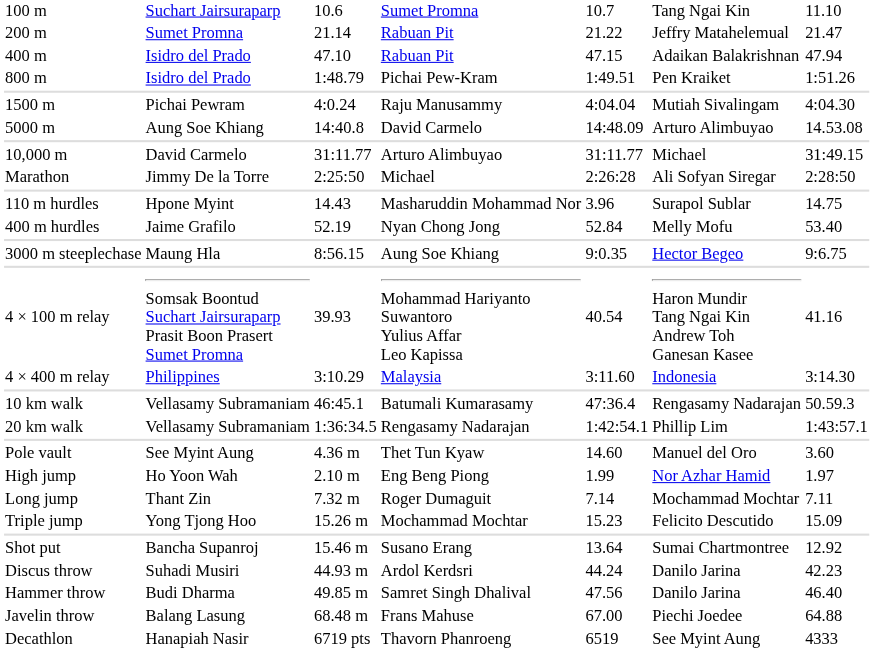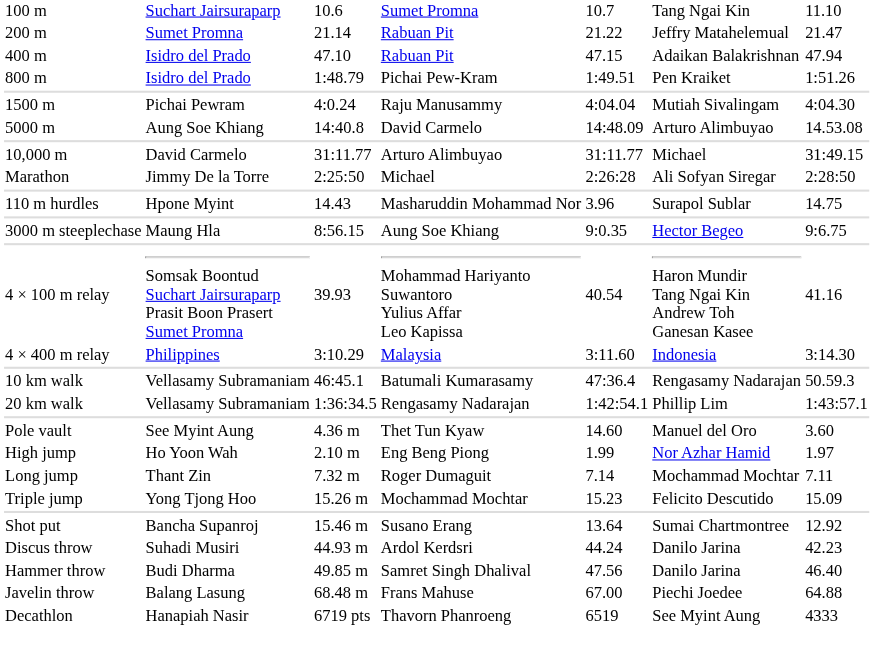- row: (52, 226)
